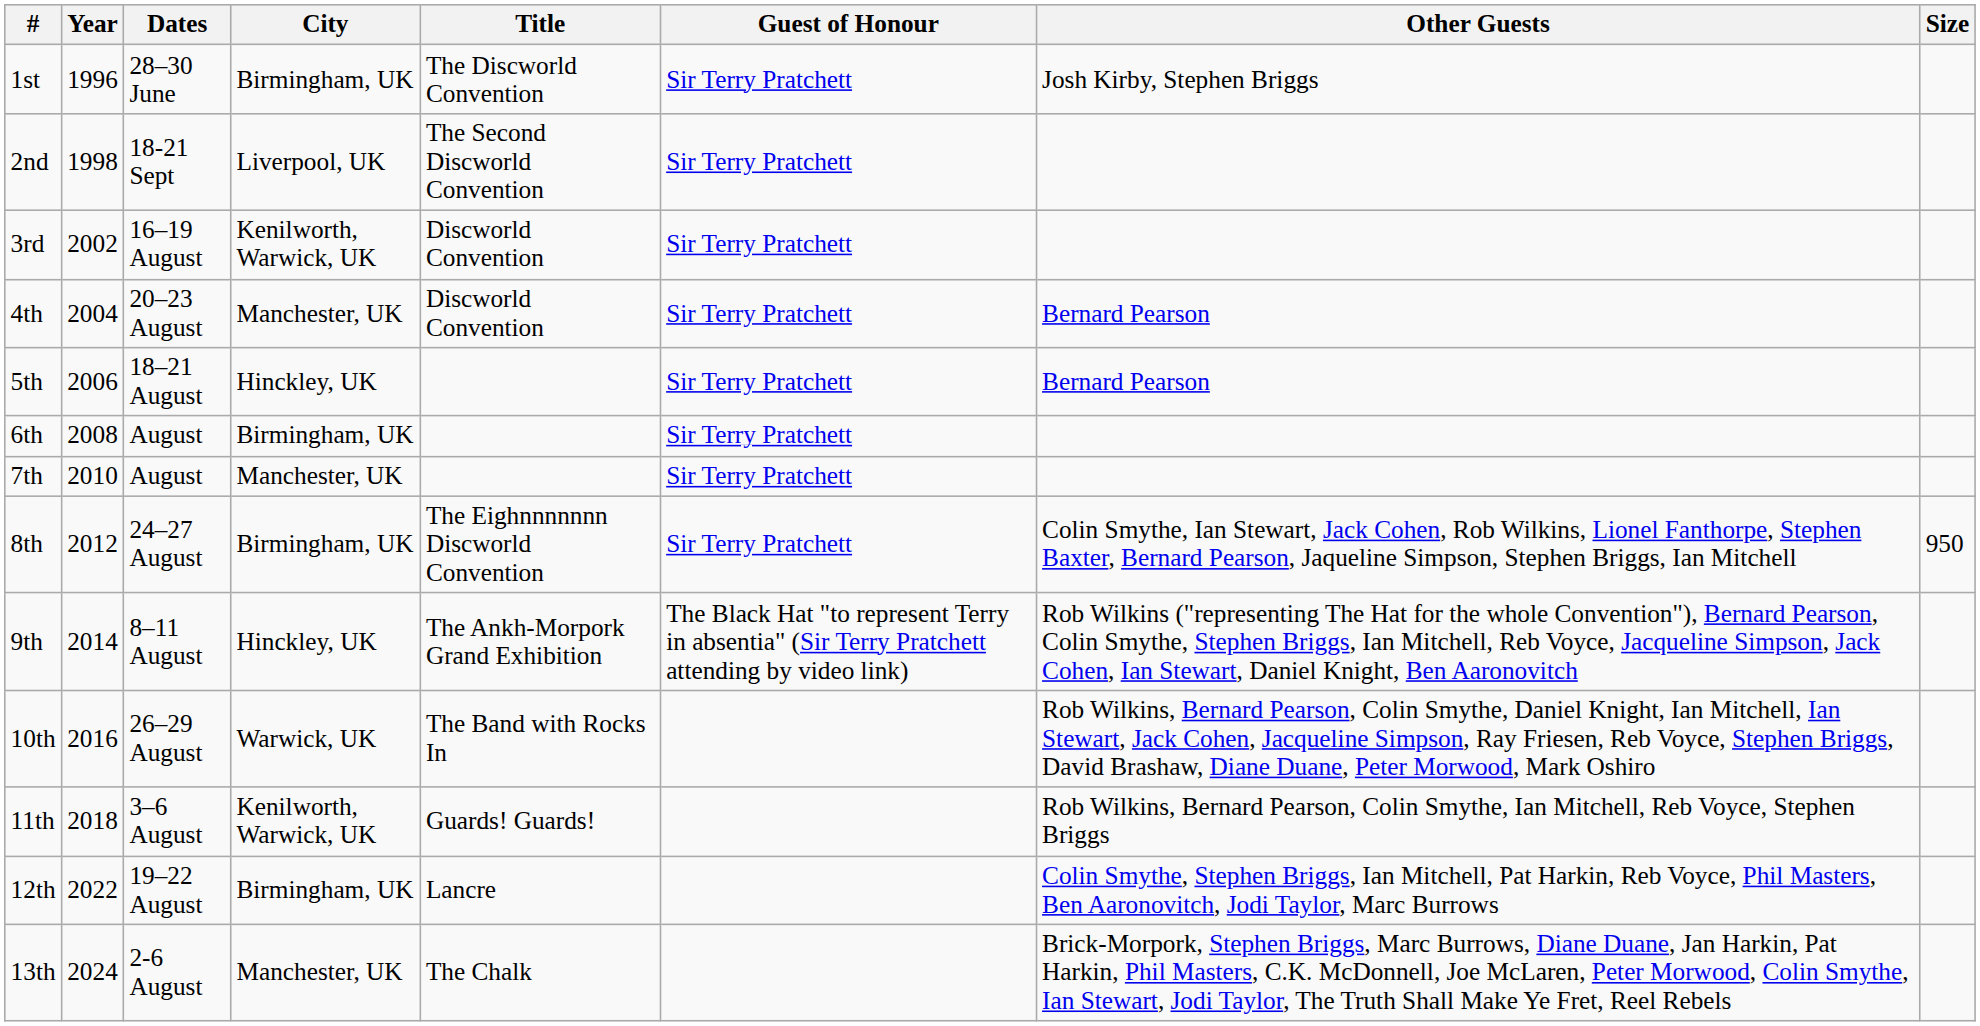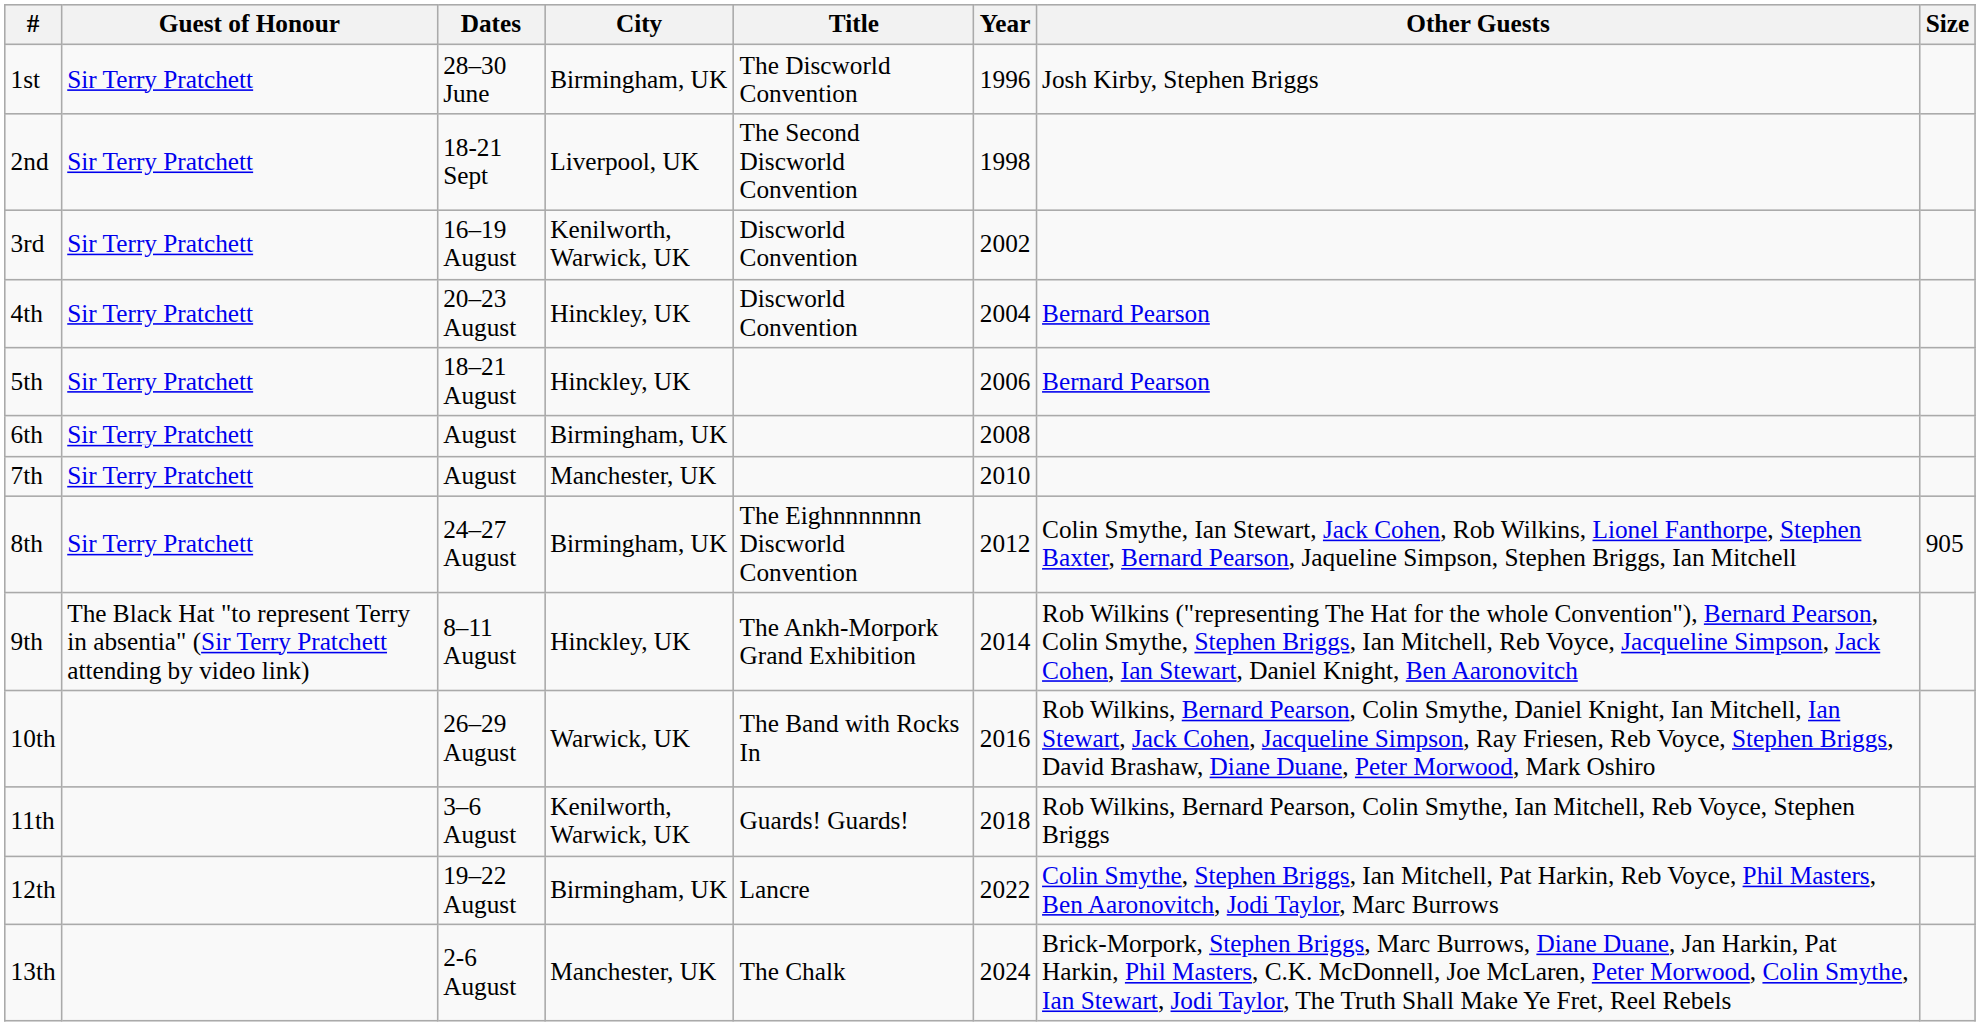columns swapped: (92, 24) <-> (848, 24)
(320, 312) Manchester, UK -> (620, 312) Hinckley, UK
(1945, 544) 950 -> (1945, 544) 905
